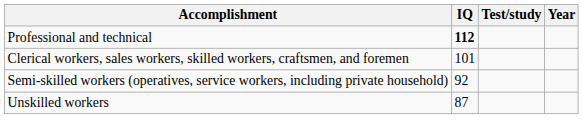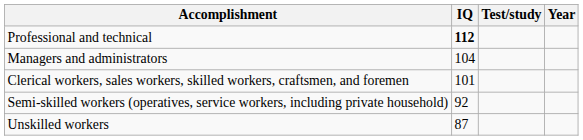+ row: (87, 59)
